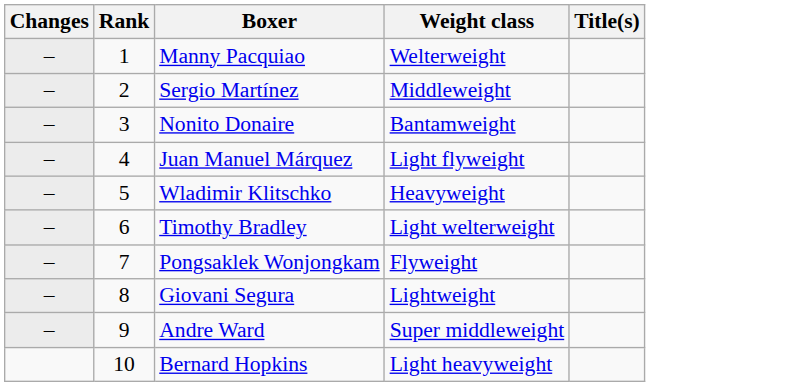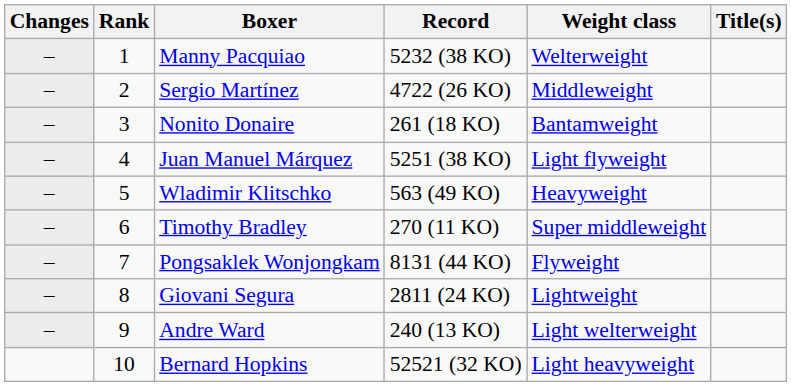+ column: (456, 21)
(472, 227) Light welterweight -> (619, 227) Super middleweight
(477, 329) Super middleweight -> (614, 329) Light welterweight
